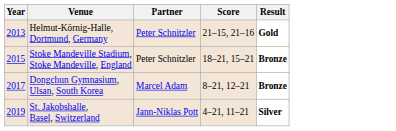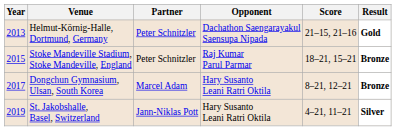+ column: (252, 12)
